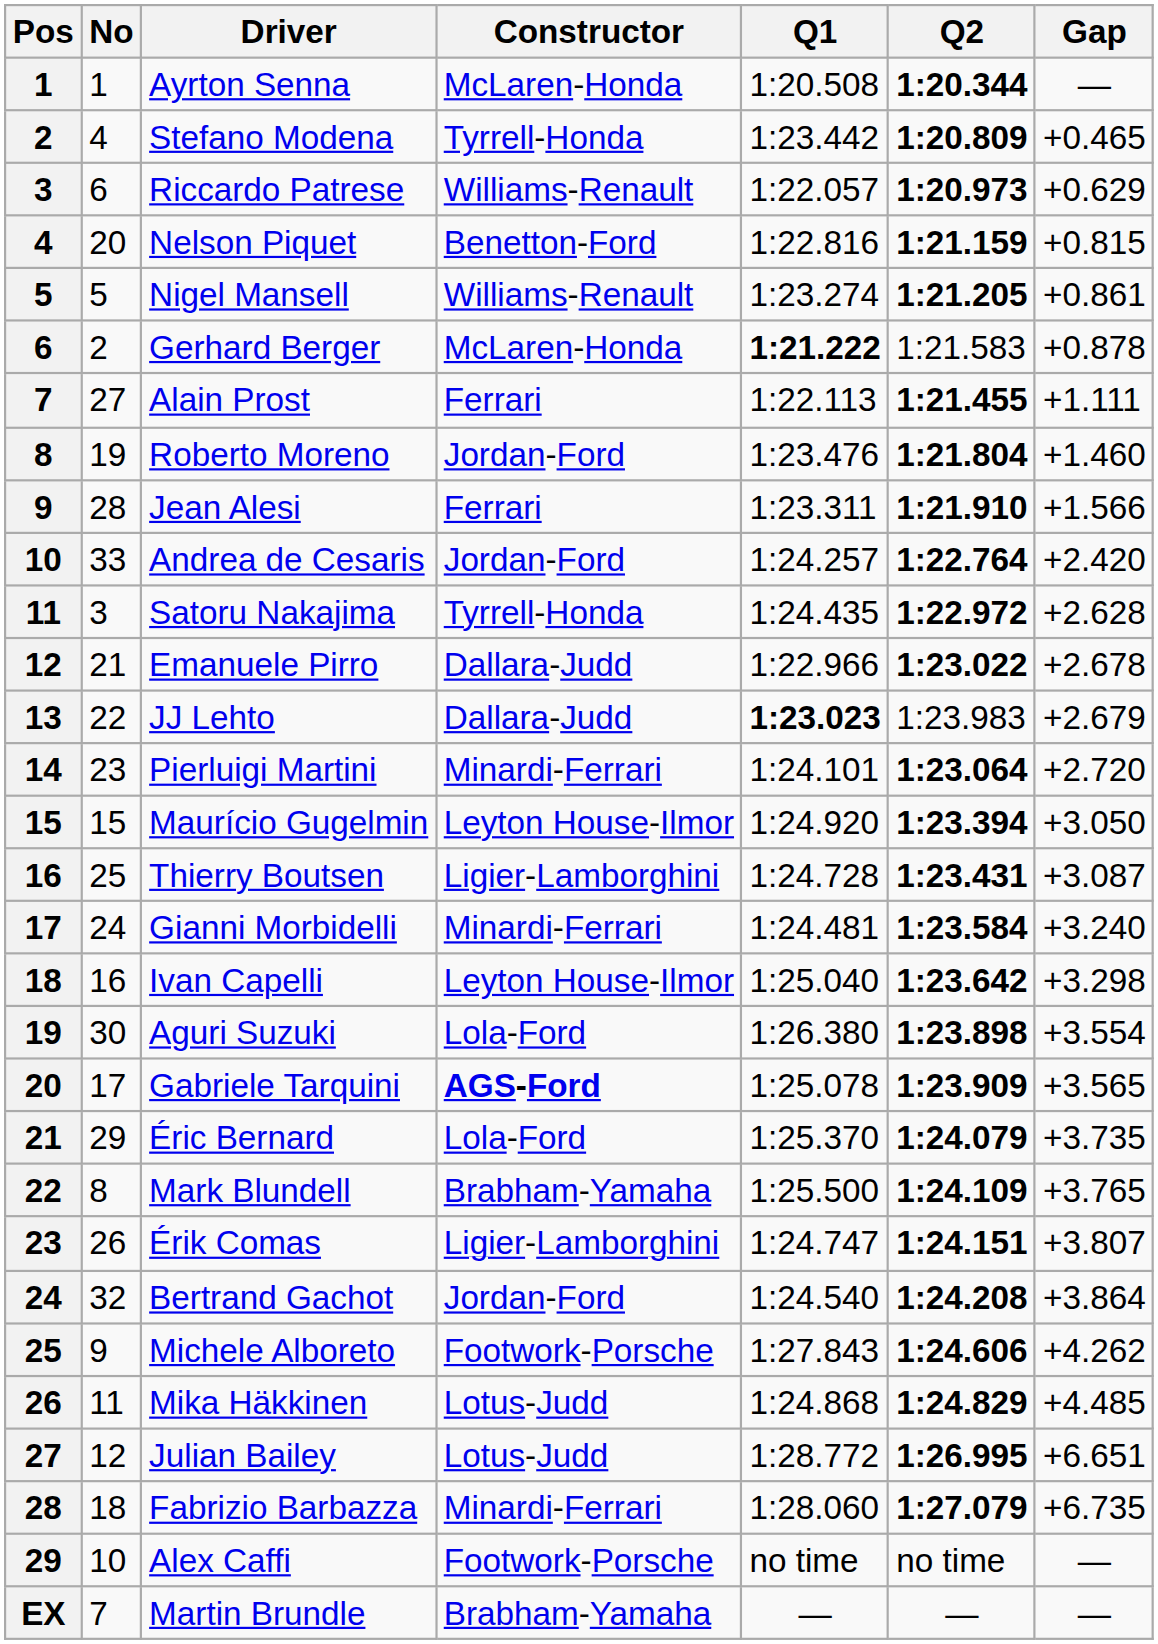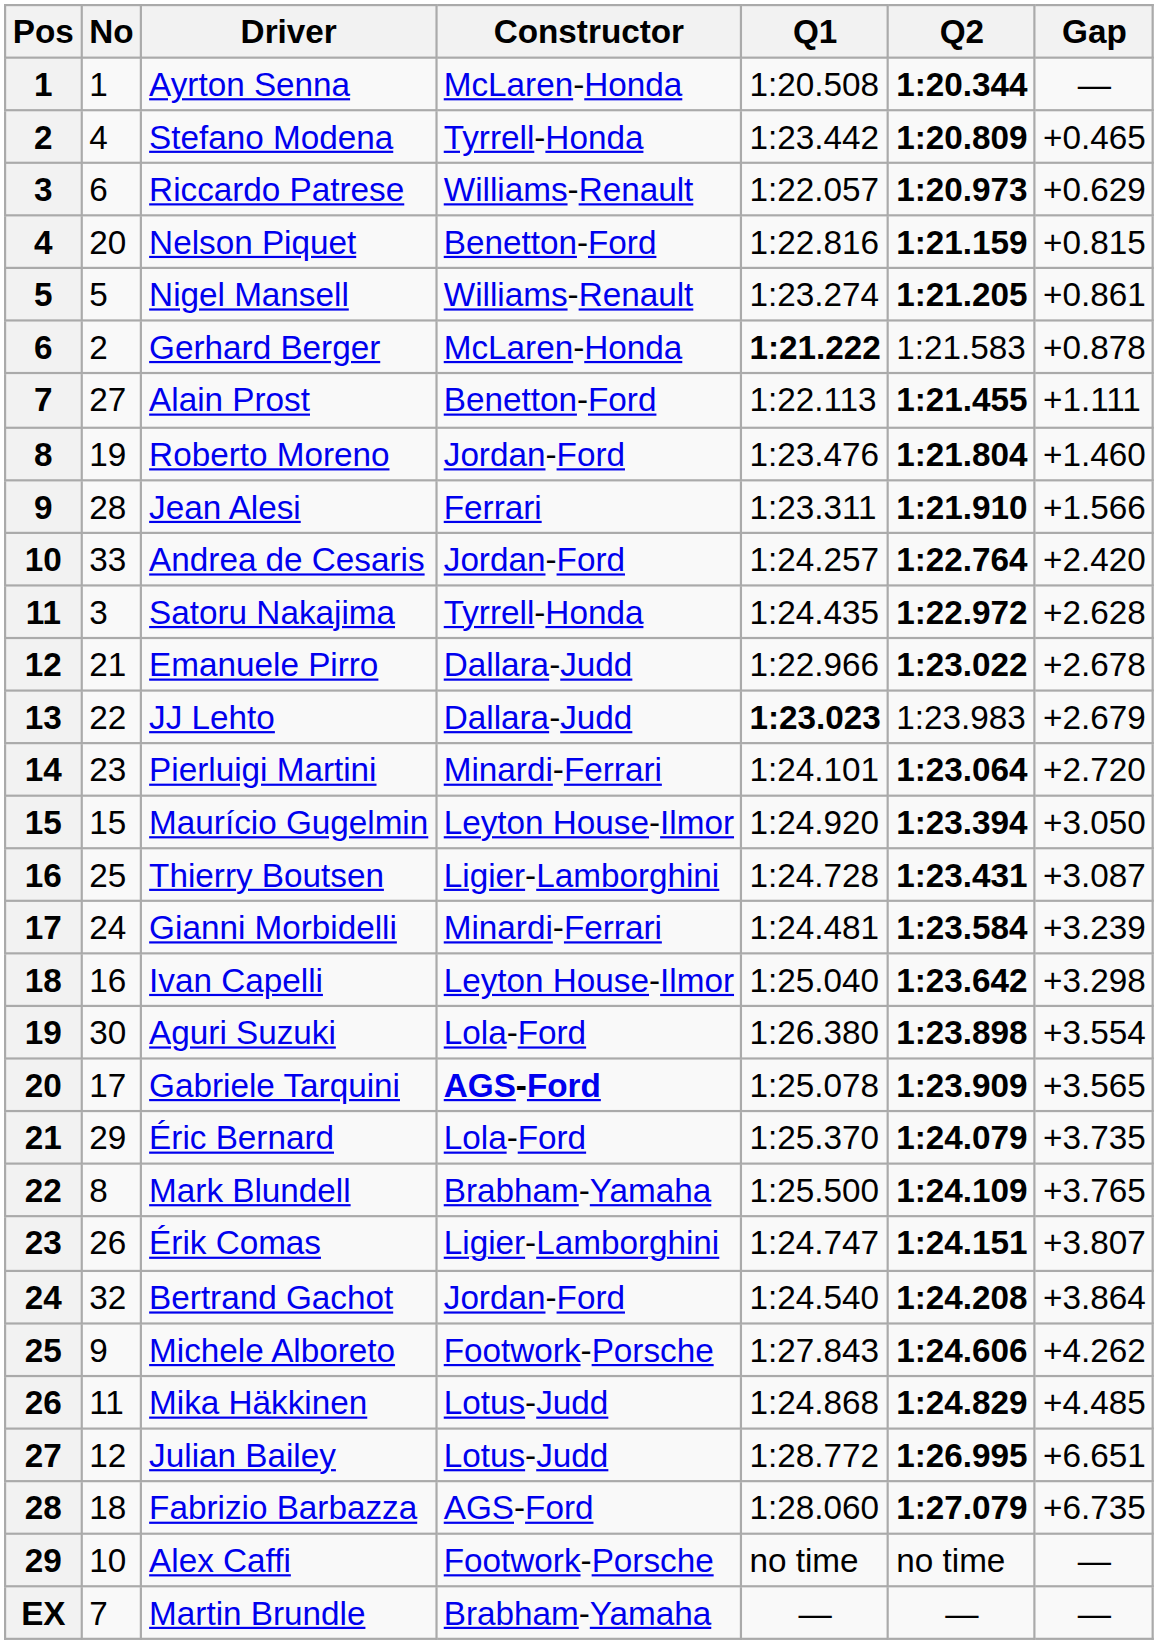(493, 401) Ferrari -> (550, 401) Benetton-Ford
(1094, 927) +3.240 -> (1094, 927) +3.239
(553, 1507) Minardi-Ferrari -> (519, 1507) AGS-Ford
